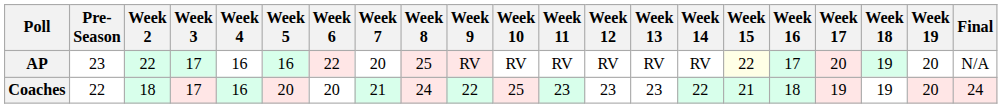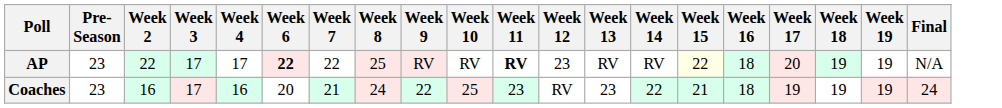- column: (286, 27)
(240, 63) 16 -> (240, 63) 17
(332, 63) normal -> (286, 63) bold
(378, 63) 20 -> (332, 63) 22
(562, 63) normal -> (516, 63) bold
(608, 63) RV -> (562, 63) 23
(792, 63) 17 -> (746, 63) 18
(931, 63) 20 -> (884, 63) 19
(97, 90) 22 -> (97, 90) 23
(147, 90) 18 -> (147, 90) 16
(608, 90) 23 -> (562, 90) RV
(931, 90) 20 -> (884, 90) 19
